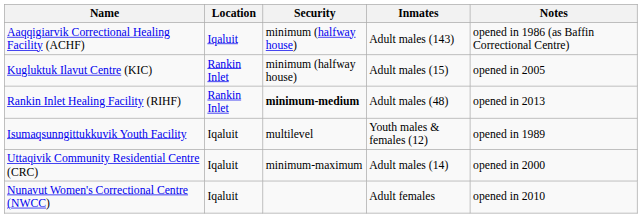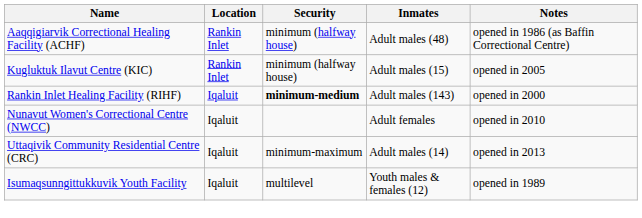(223, 38) Iqaluit -> (224, 38) Rankin Inlet
(412, 38) Adult males (143) -> (409, 38) Adult males (48)
(224, 102) Rankin Inlet -> (223, 95) Iqaluit
(409, 102) Adult males (48) -> (412, 95) Adult males (143)
(509, 102) opened in 2013 -> (509, 95) opened in 2000
rows swapped: (98, 197) <-> (97, 133)
(509, 165) opened in 2000 -> (509, 152) opened in 2013
